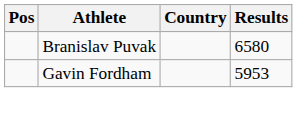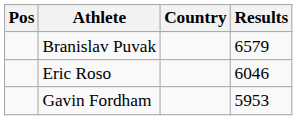(252, 45) 6580 -> (252, 45) 6579
+ row: (77, 73)
